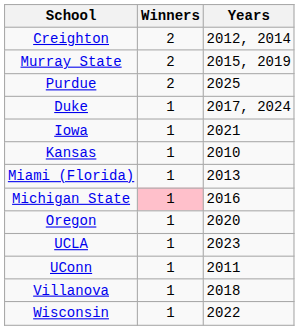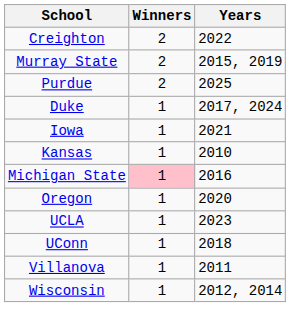(249, 39) 2012, 2014 -> (215, 39) 2022
- row: (71, 176)
(223, 268) 2011 -> (215, 245) 2018
(223, 291) 2018 -> (215, 268) 2011
(223, 313) 2022 -> (240, 291) 2012, 2014
